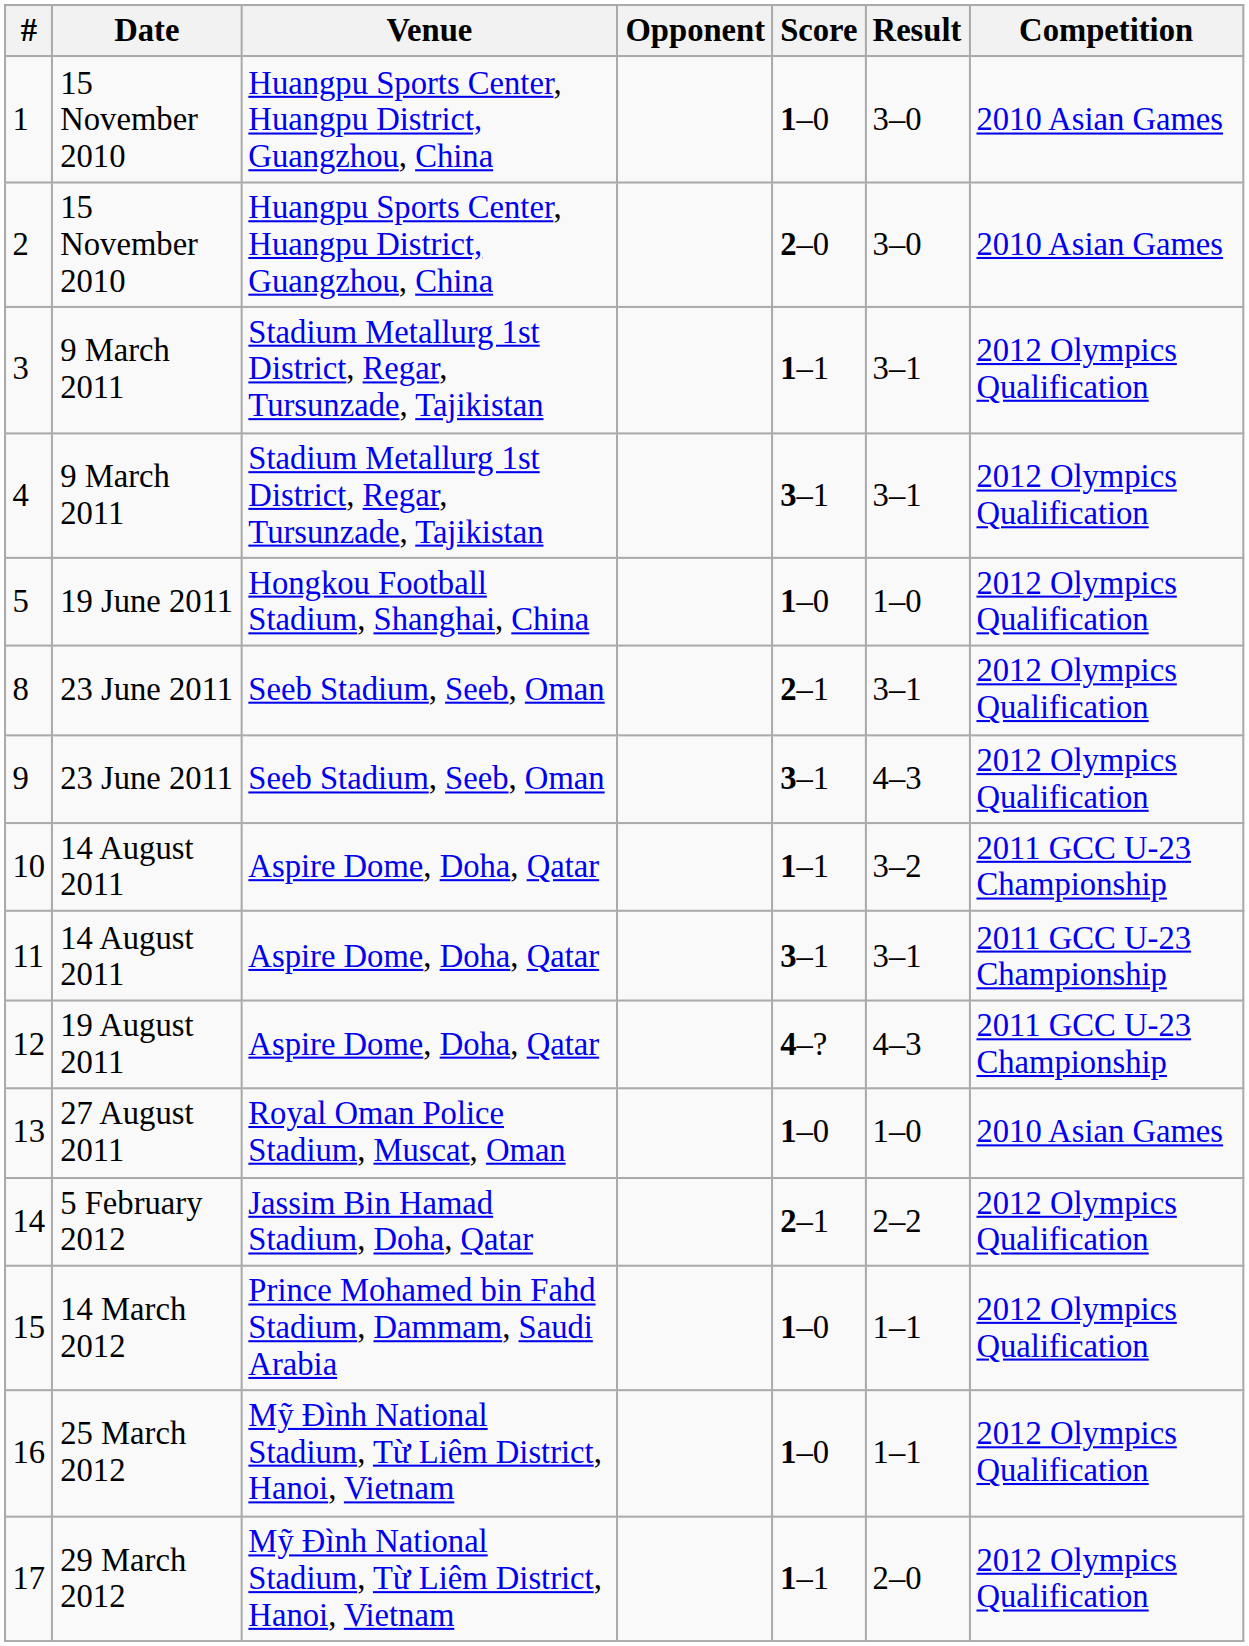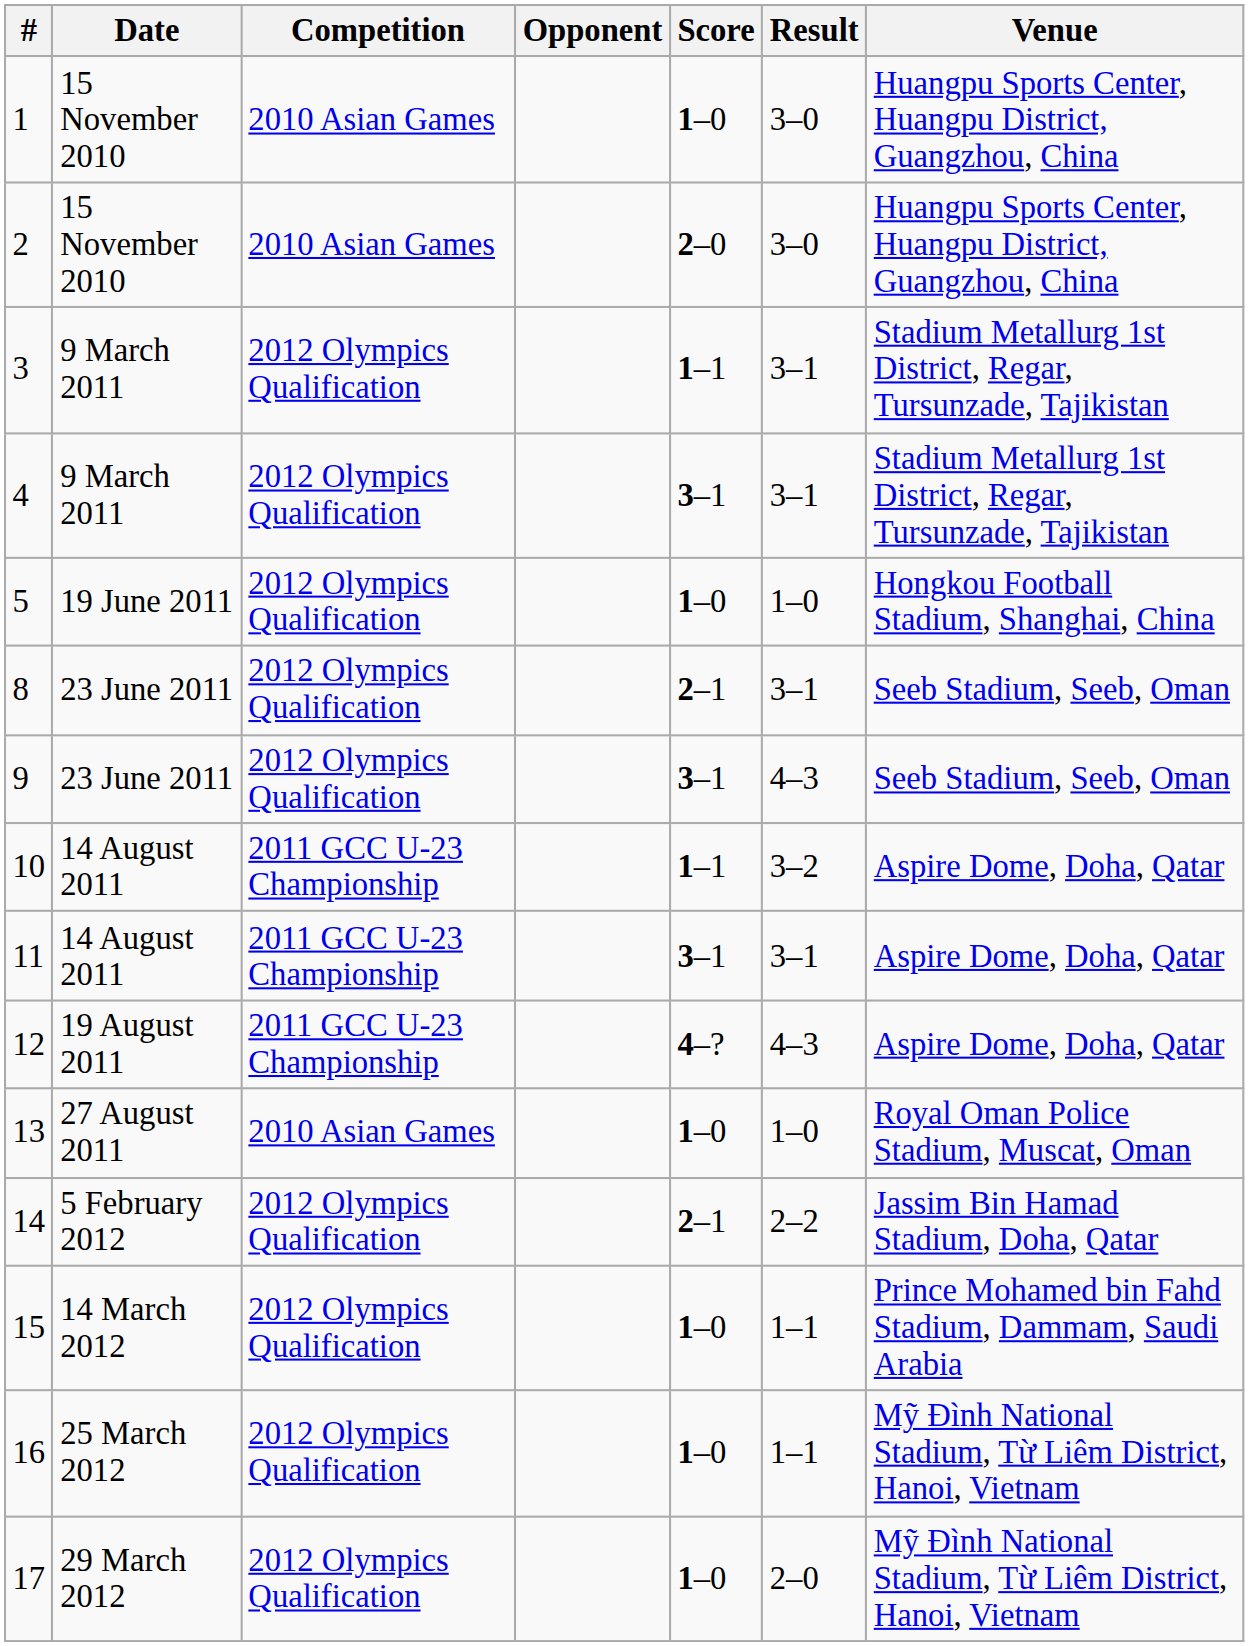columns swapped: (429, 30) <-> (1106, 30)
(805, 1577) 1–1 -> (702, 1577) 1–0
